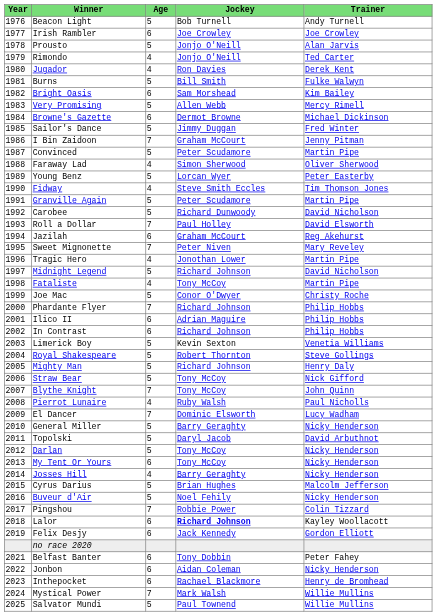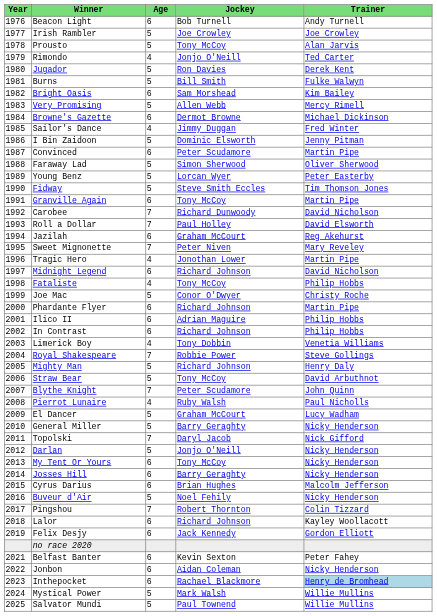(149, 22) 5 -> (149, 22) 6
(149, 34) 6 -> (149, 34) 5
(209, 46) Jonjo O'Neill -> (201, 46) Tony McCoy
(149, 70) 4 -> (149, 70) 5
(149, 129) 5 -> (149, 129) 4
(149, 141) 7 -> (149, 141) 5
(211, 141) Graham McCourt -> (216, 141) Dominic Elsworth
(149, 153) 5 -> (149, 153) 6
(149, 165) 4 -> (149, 165) 5
(149, 189) 4 -> (149, 189) 5
(149, 201) 5 -> (149, 201) 6
(214, 201) Peter Scudamore -> (201, 201) Tony McCoy
(149, 213) 5 -> (149, 213) 7
(149, 272) 5 -> (149, 272) 6
(332, 284) Martin Pipe -> (334, 284) Philip Hobbs
(149, 308) 7 -> (149, 308) 6
(334, 308) Philip Hobbs -> (332, 308) Martin Pipe
(149, 344) 5 -> (149, 344) 4
(206, 344) Kevin Sexton -> (204, 343) Tony Dobbin
(149, 355) 5 -> (149, 355) 7
(214, 355) Robert Thornton -> (206, 355) Robbie Power
(334, 379) Nick Gifford -> (342, 379) David Arbuthnot
(201, 391) Tony McCoy -> (214, 391) Peter Scudamore
(149, 415) 7 -> (149, 415) 5
(216, 415) Dominic Elsworth -> (211, 415) Graham McCourt
(149, 439) 5 -> (149, 439) 7
(342, 439) David Arbuthnot -> (334, 439) Nick Gifford
(201, 451) Tony McCoy -> (209, 451) Jonjo O'Neill
(149, 474) 4 -> (149, 474) 6
(149, 486) 5 -> (149, 486) 6
(206, 510) Robbie Power -> (214, 510) Robert Thornton
(214, 522) bold -> (214, 522) normal
(204, 558) Tony Dobbin -> (206, 558) Kevin Sexton
(347, 581) no background -> (347, 581) lightblue background
(149, 593) 7 -> (149, 593) 5
